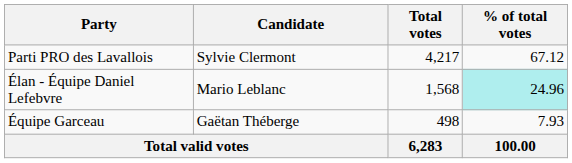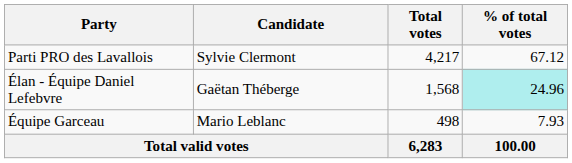(241, 89) Mario Leblanc -> (248, 89) Gaëtan Théberge
(248, 121) Gaëtan Théberge -> (241, 121) Mario Leblanc
